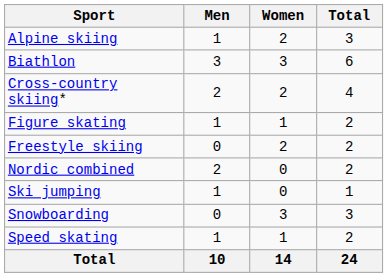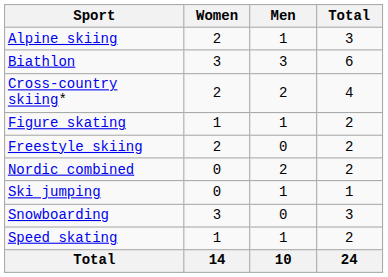columns swapped: (217, 16) <-> (283, 16)
